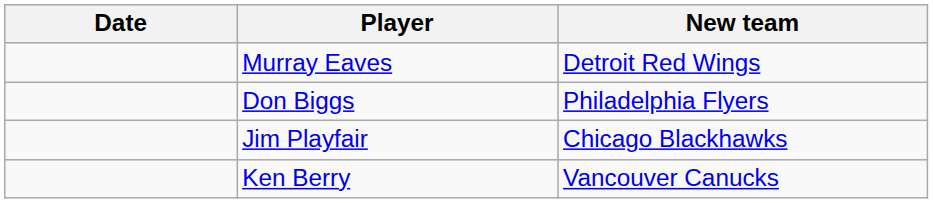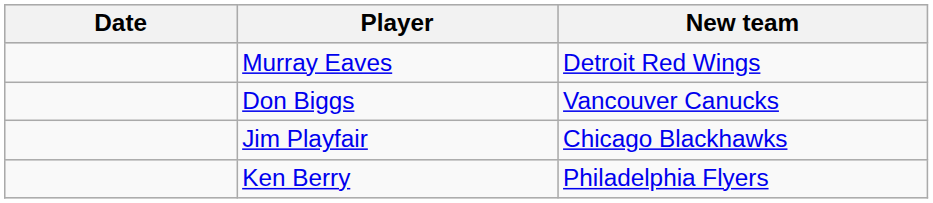(666, 100) Philadelphia Flyers -> (671, 100) Vancouver Canucks
(671, 178) Vancouver Canucks -> (666, 178) Philadelphia Flyers
